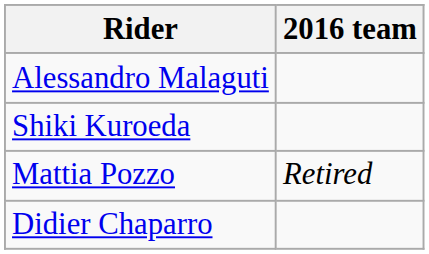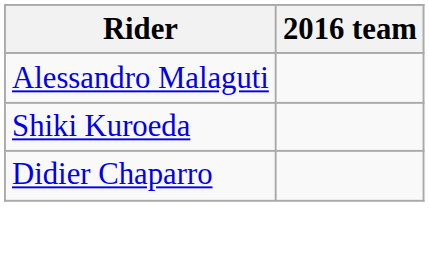- row: (94, 175)
